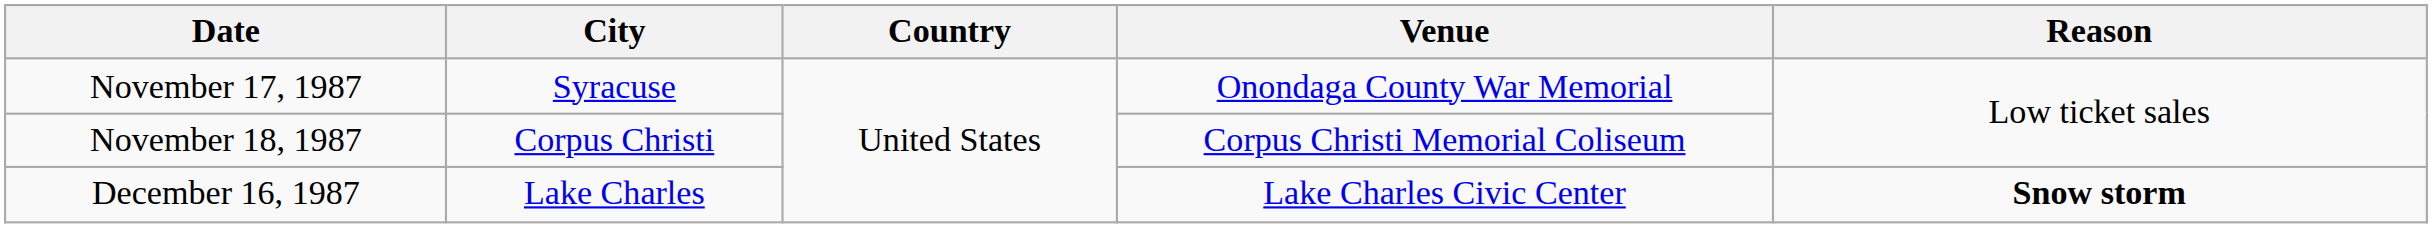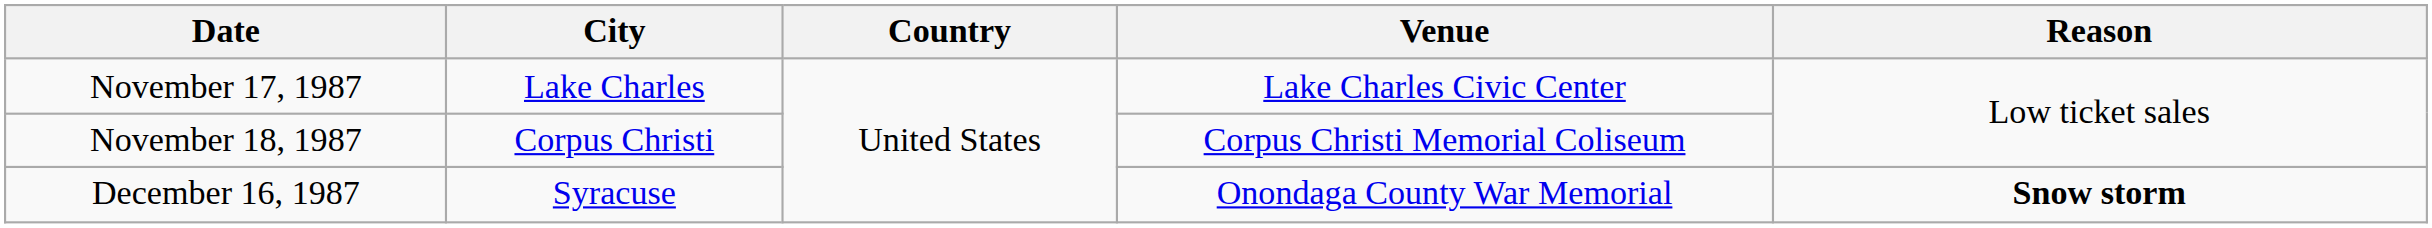(614, 85) Syracuse -> (614, 85) Lake Charles
(1445, 85) Onondaga County War Memorial -> (1445, 85) Lake Charles Civic Center
(614, 193) Lake Charles -> (614, 193) Syracuse
(1445, 193) Lake Charles Civic Center -> (1445, 193) Onondaga County War Memorial
